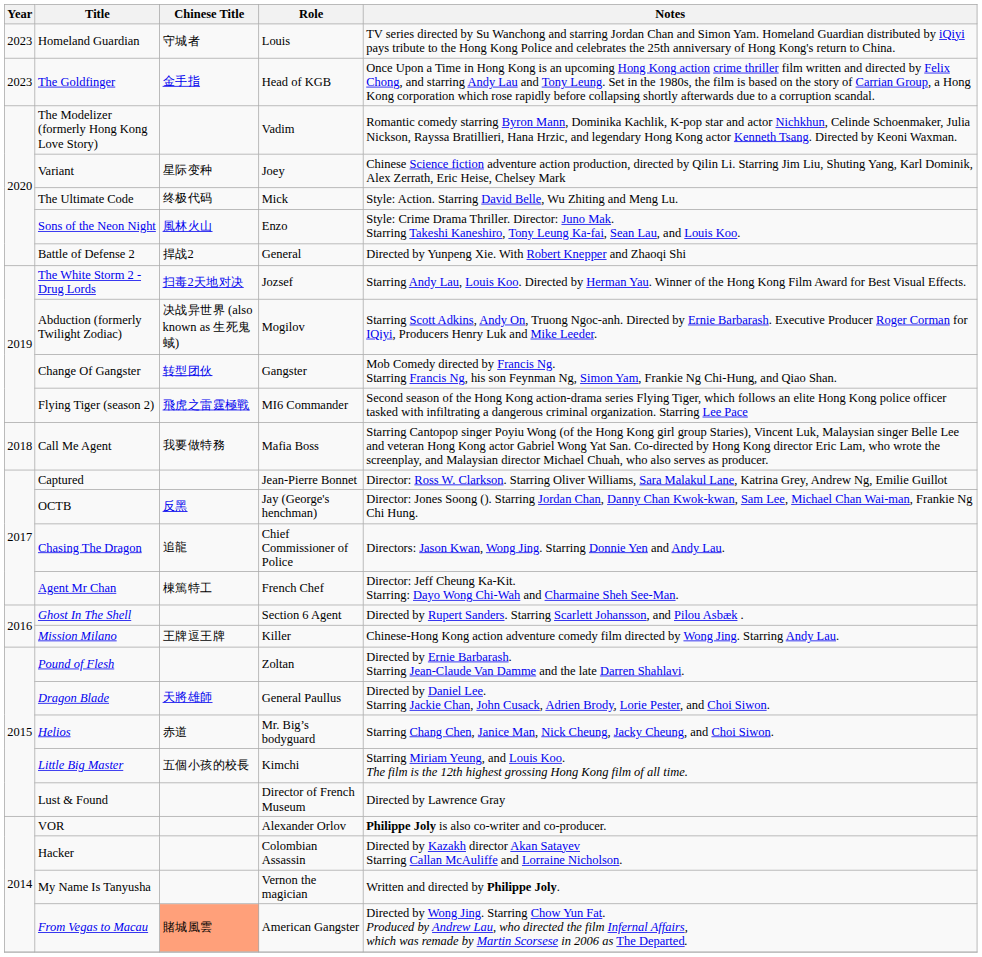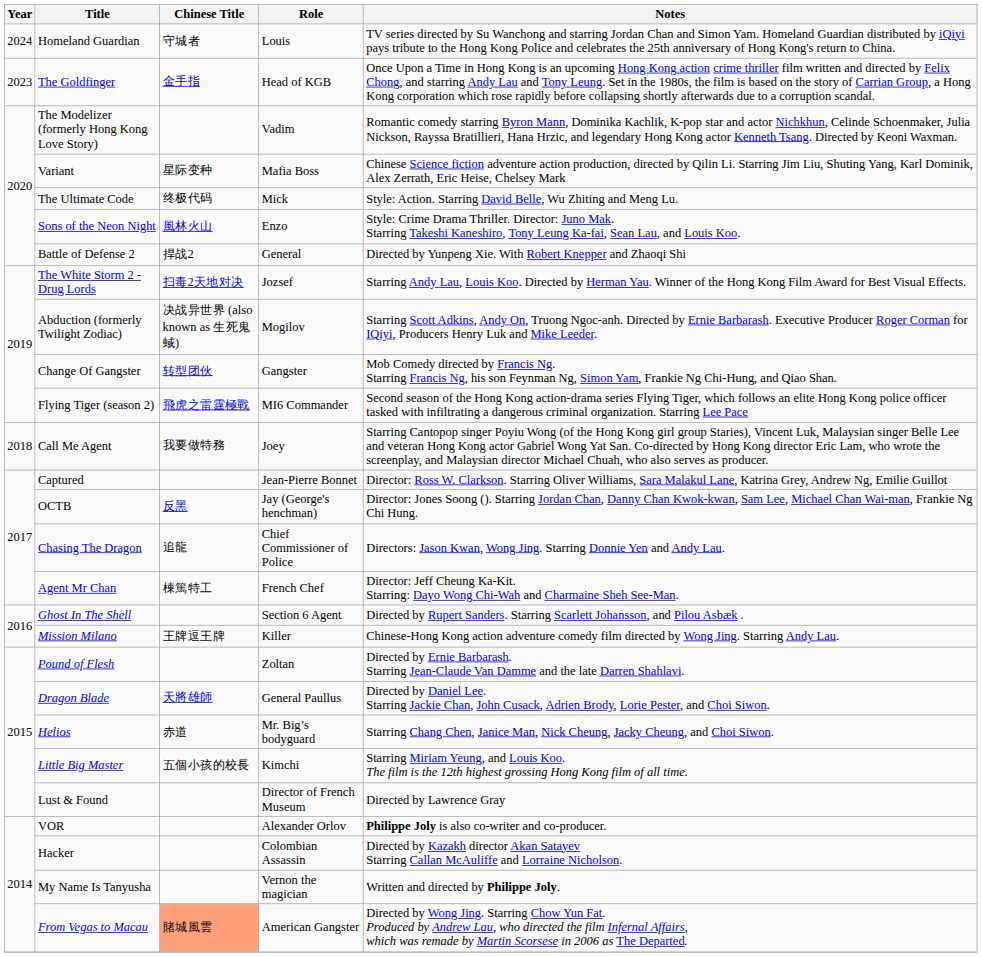(20, 41) 2023 -> (20, 41) 2024
(273, 170) Joey -> (290, 170) Mafia Boss
(290, 446) Mafia Boss -> (273, 446) Joey
